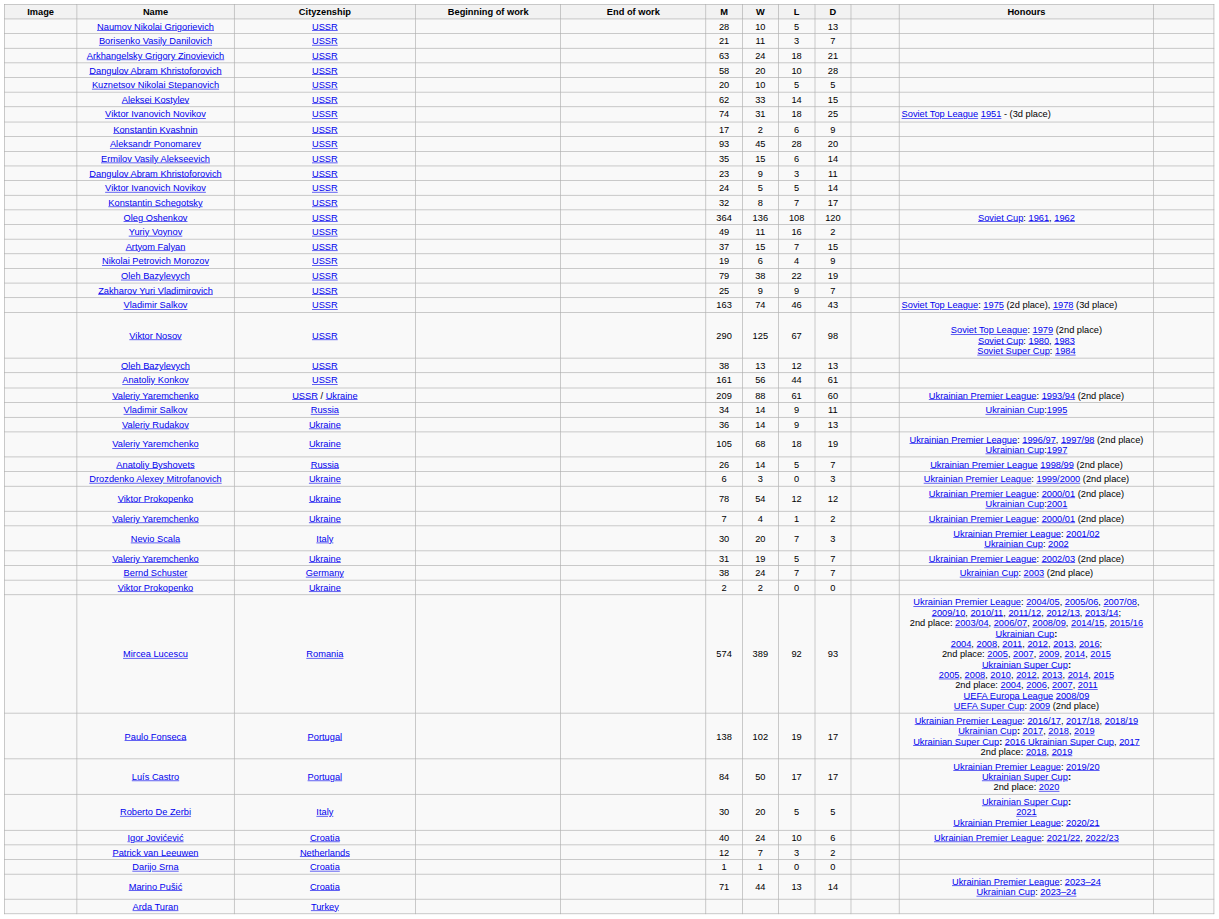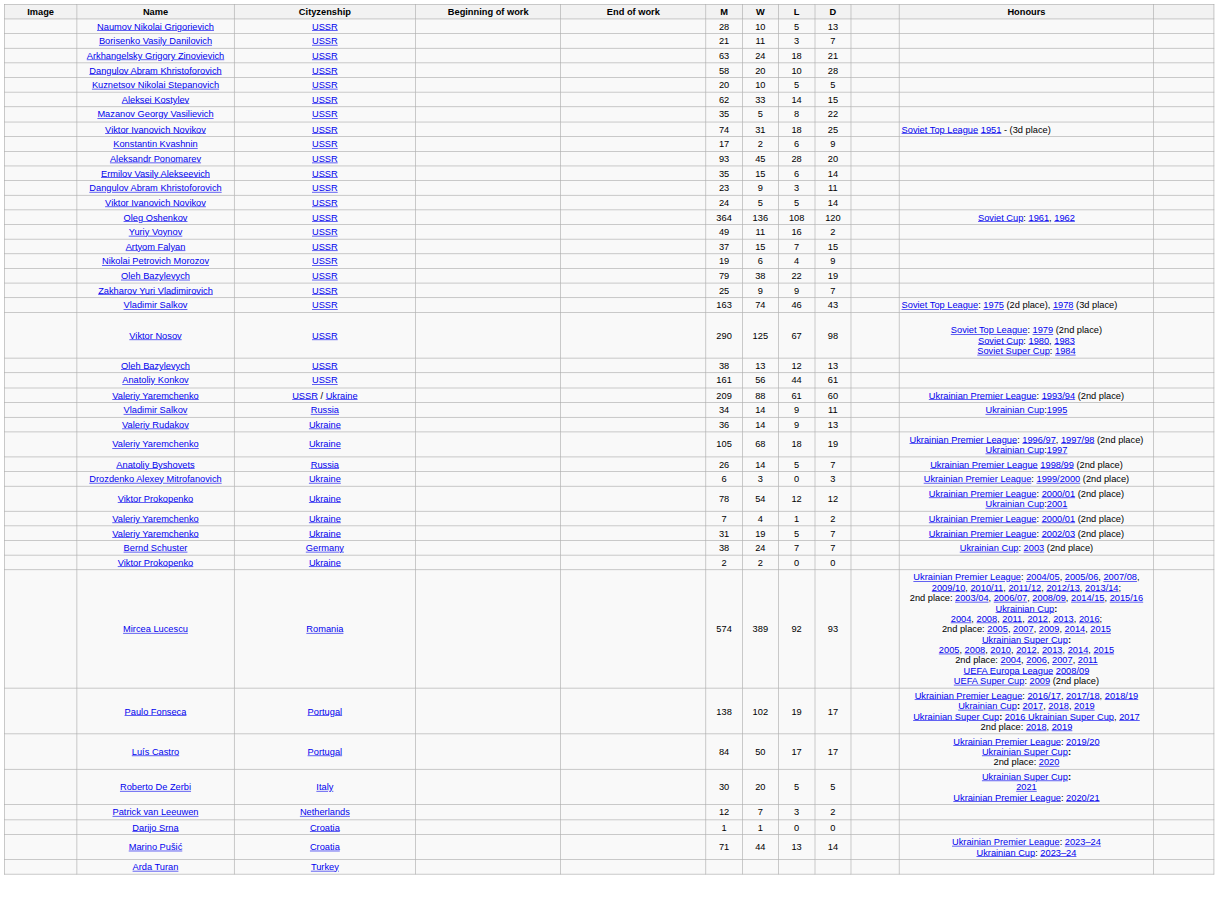+ row: (155, 115)
- row: (155, 203)
- row: (155, 539)
- row: (155, 837)
